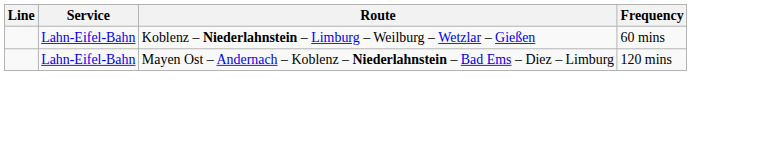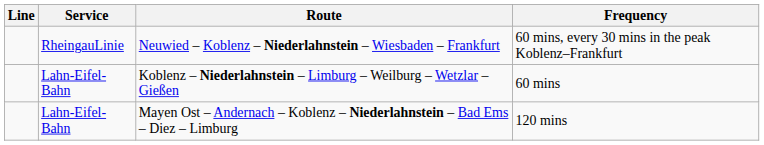+ row: (319, 45)
